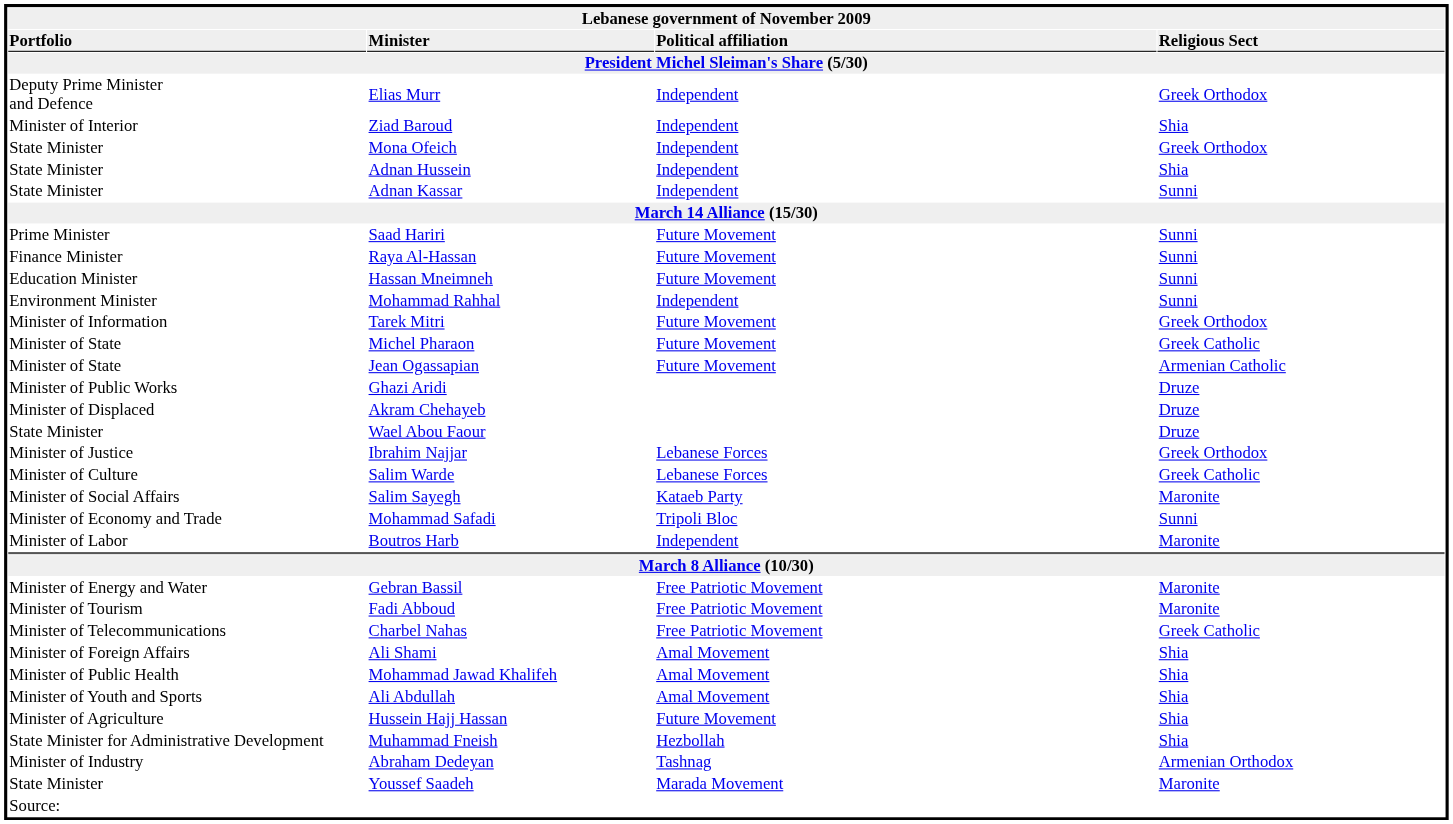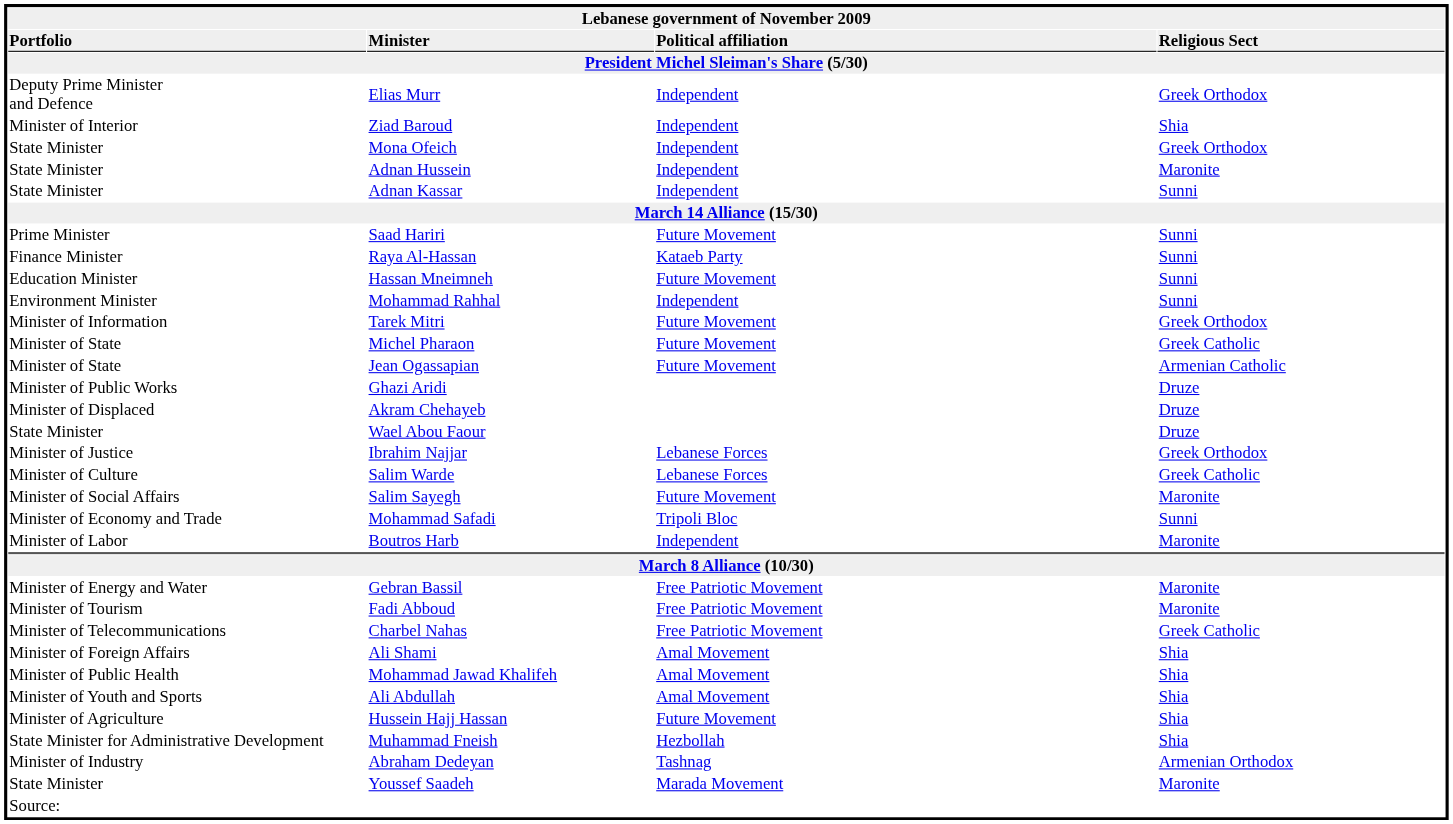(1174, 169) Shia -> (1189, 169) Maronite
(716, 256) Future Movement -> (699, 256) Kataeb Party
(699, 496) Kataeb Party -> (716, 496) Future Movement
